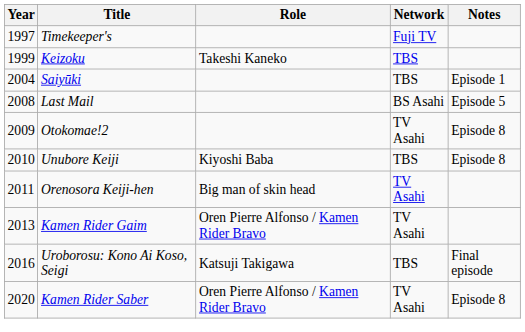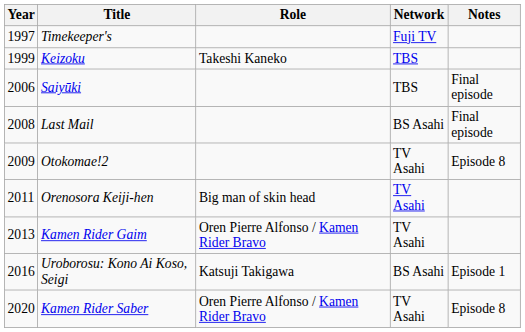(21, 79) 2004 -> (21, 87) 2006
(478, 79) Episode 1 -> (472, 87) Final episode
(478, 101) Episode 5 -> (472, 124) Final episode
- row: (80, 159)
(406, 262) TBS -> (419, 271) BS Asahi
(472, 262) Final episode -> (478, 271) Episode 1
